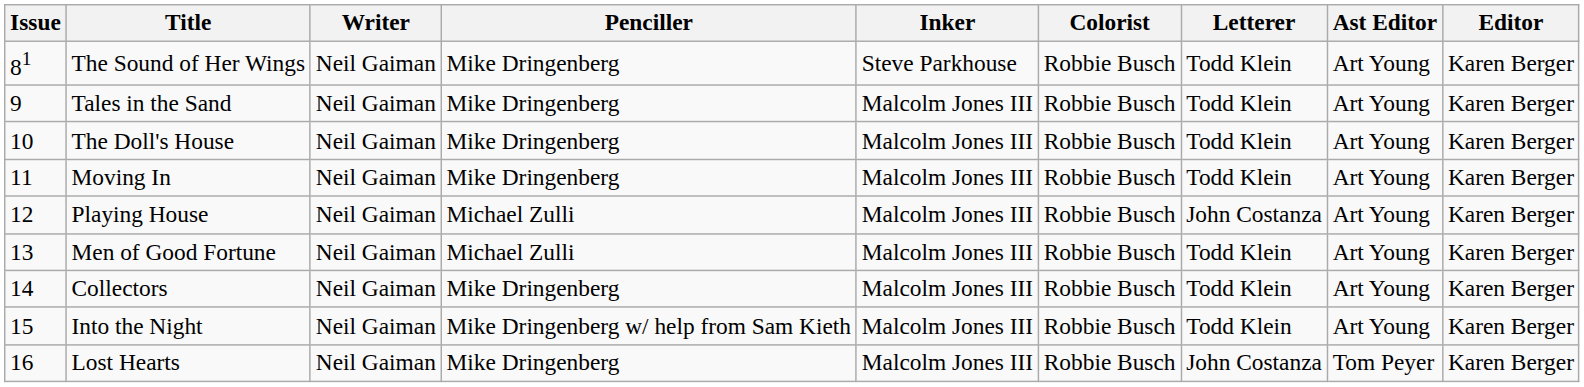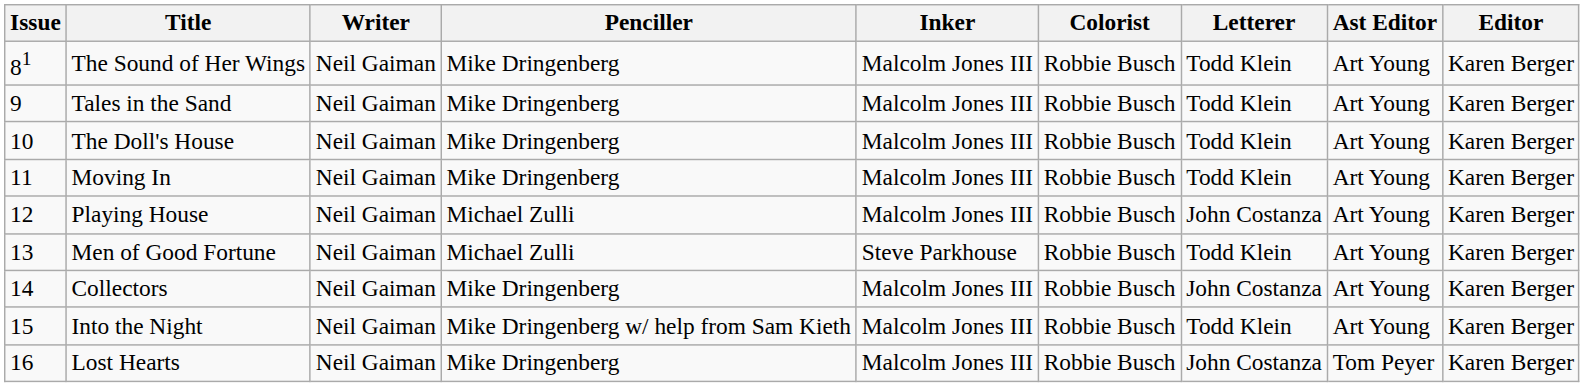(939, 63) Steve Parkhouse -> (947, 63) Malcolm Jones III
(947, 251) Malcolm Jones III -> (939, 251) Steve Parkhouse
(1239, 288) Todd Klein -> (1254, 288) John Costanza
